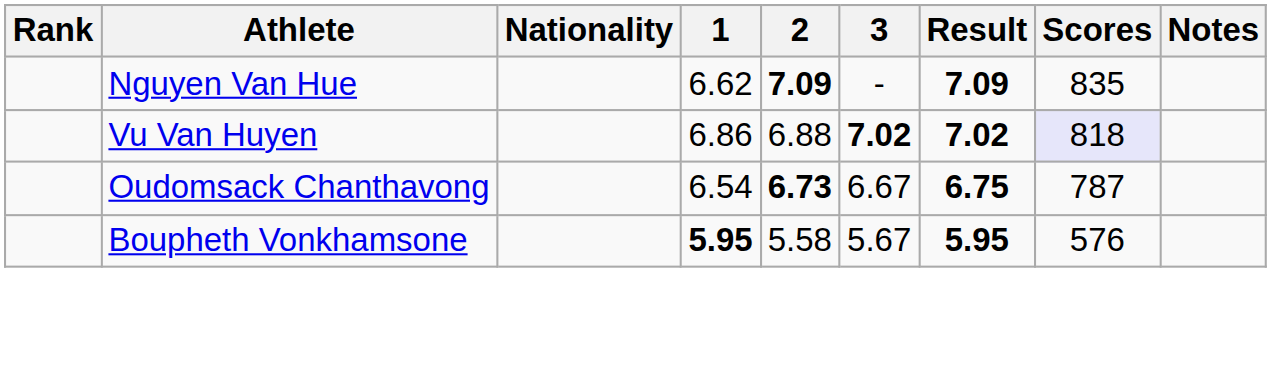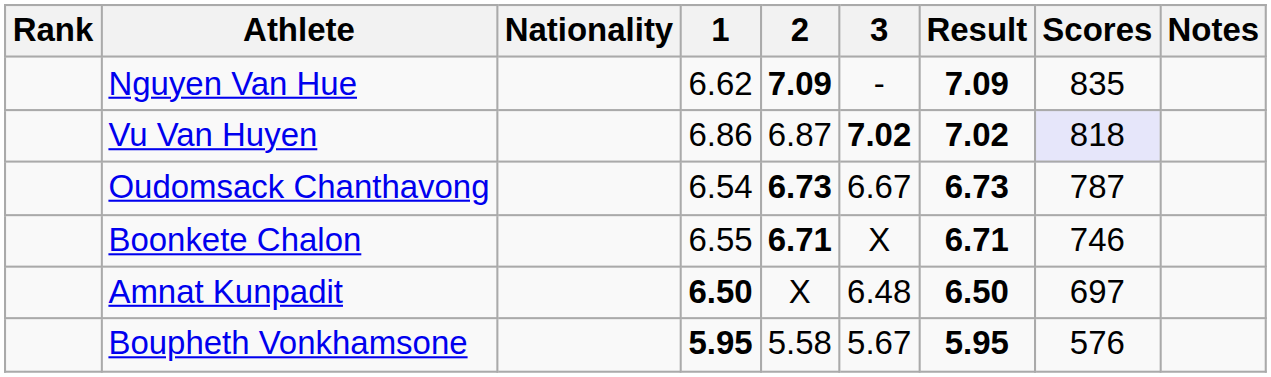(800, 135) 6.88 -> (800, 135) 6.87
(977, 187) 6.75 -> (977, 187) 6.73
+ row: (235, 239)
+ row: (226, 291)
